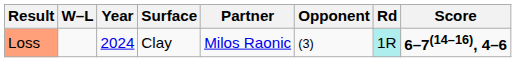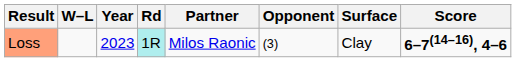columns swapped: (169, 16) <-> (387, 16)
(117, 42) 2024 -> (117, 42) 2023
